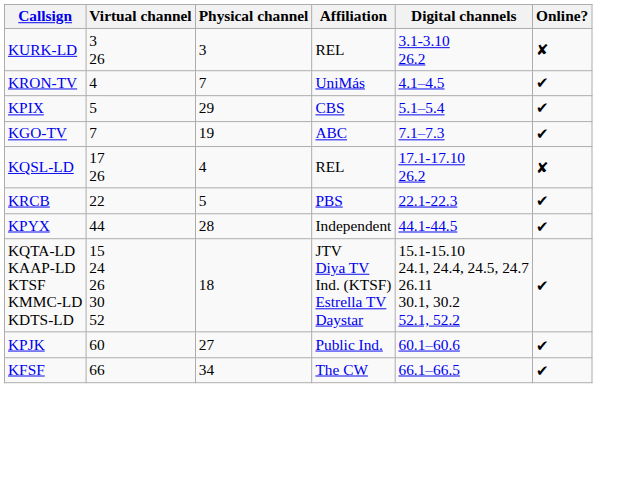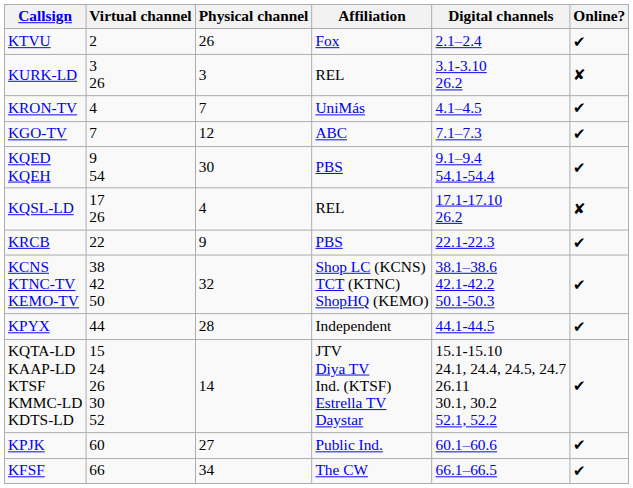+ row: (29, 41)
- row: (26, 108)
(206, 133) 19 -> (206, 133) 12
+ row: (29, 167)
(203, 200) 5 -> (203, 242) 9
+ row: (43, 284)
(206, 285) 18 -> (206, 386) 14
